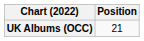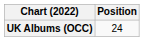(117, 28) 21 -> (117, 28) 24
